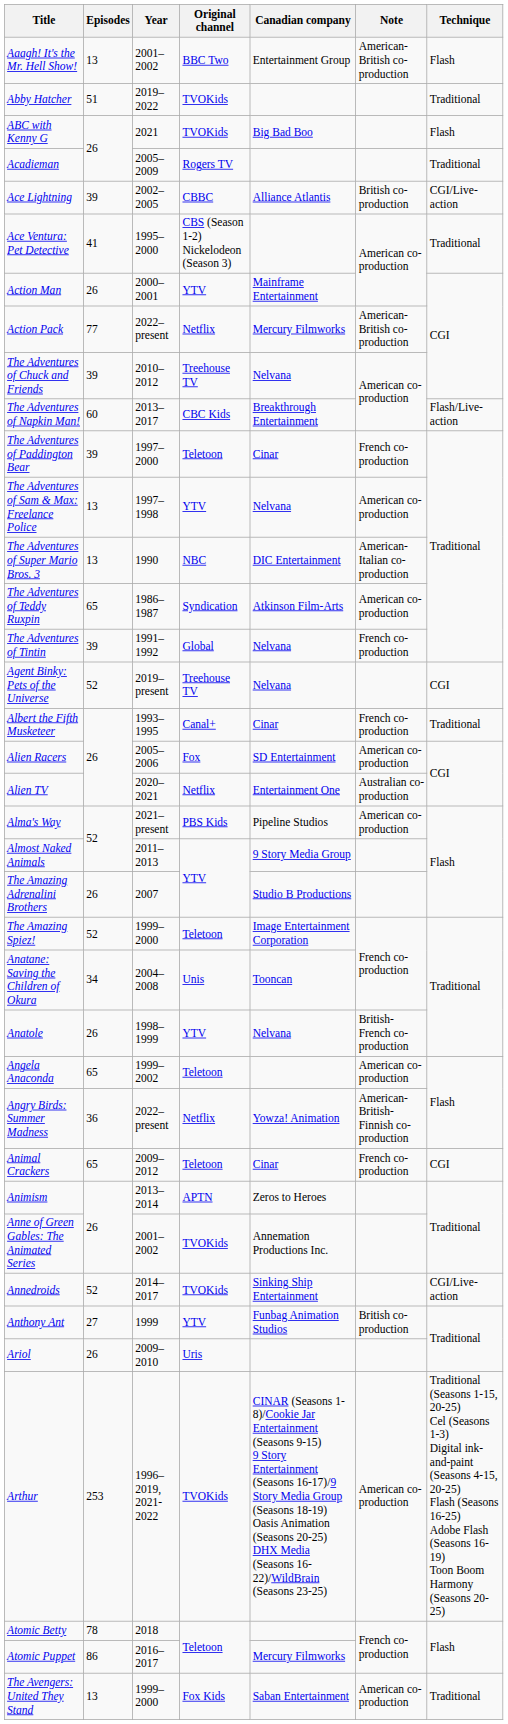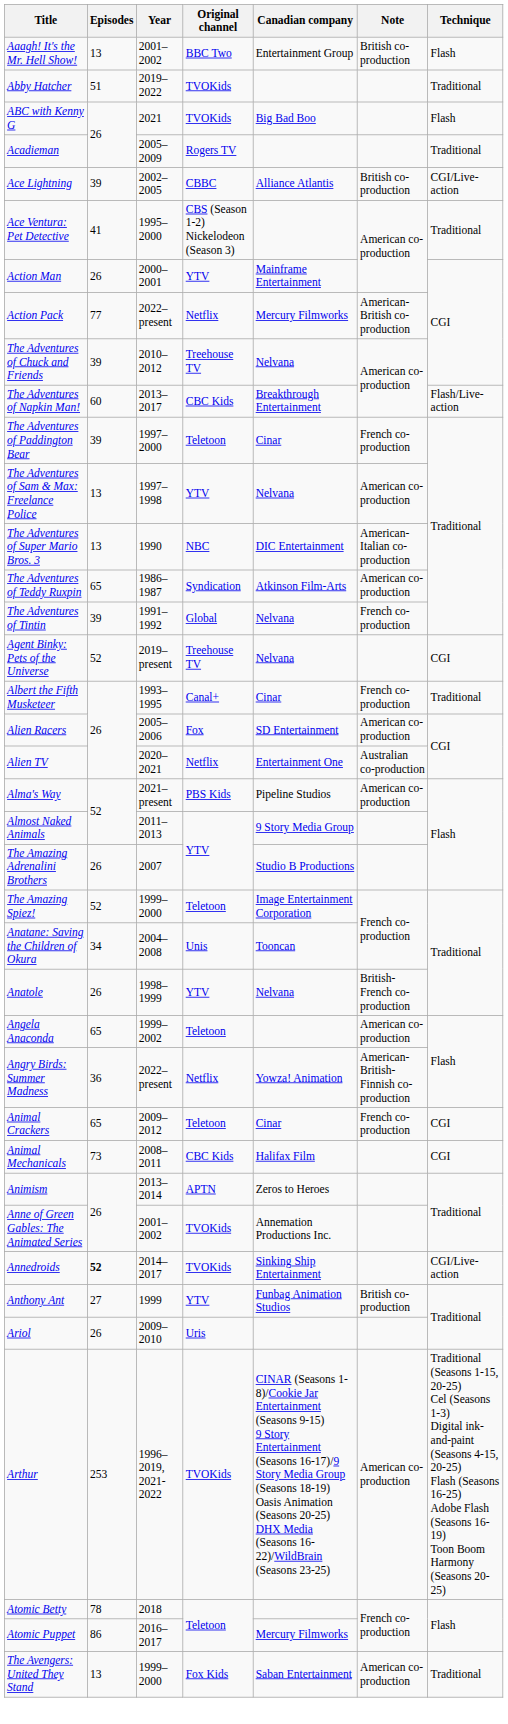(384, 60) American-British co-production -> (385, 53) British co-production
+ row: (37, 1156)
(92, 1290) normal -> (96, 1268) bold
